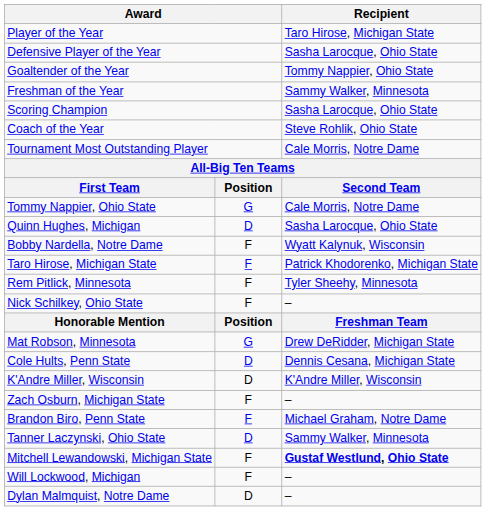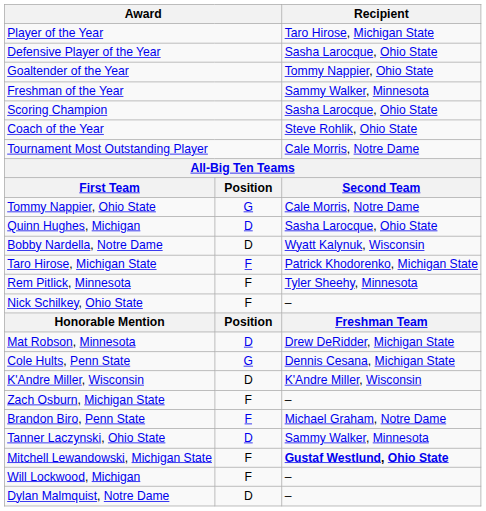(248, 245) F -> (248, 245) D
(248, 341) G -> (248, 341) D
(248, 361) D -> (248, 361) G
